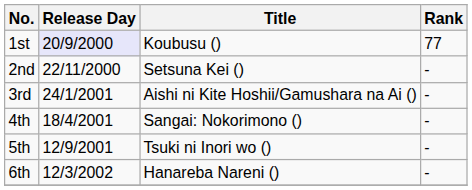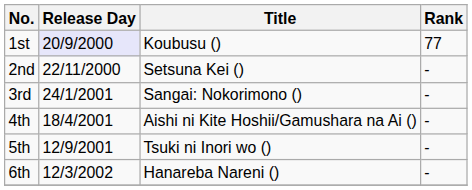(280, 95) Aishi ni Kite Hoshii/Gamushara na Ai () -> (223, 95) Sangai: Nokorimono ()
(223, 121) Sangai: Nokorimono () -> (280, 121) Aishi ni Kite Hoshii/Gamushara na Ai ()
